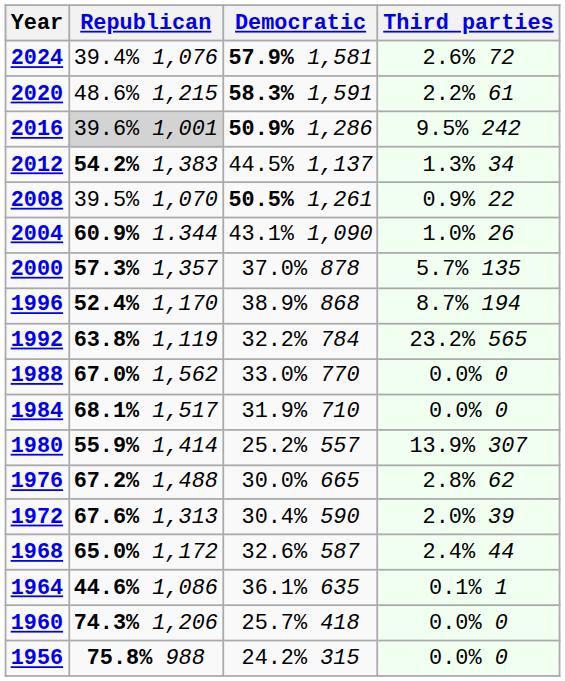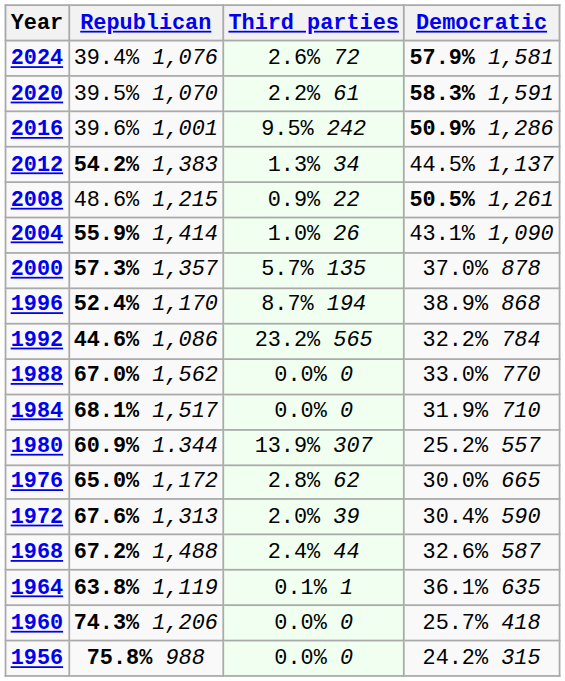columns swapped: (301, 23) <-> (468, 23)
(146, 94) 48.6% 1,215 -> (146, 94) 39.5% 1,070
(146, 129) lightgrey background -> (146, 129) no background
(146, 200) 39.5% 1,070 -> (146, 200) 48.6% 1,215
(146, 235) 60.9% 1.344 -> (146, 235) 55.9% 1,414
(146, 341) 63.8% 1,119 -> (146, 341) 44.6% 1,086
(146, 447) 55.9% 1,414 -> (146, 447) 60.9% 1.344
(146, 482) 67.2% 1,488 -> (146, 482) 65.0% 1,172
(146, 553) 65.0% 1,172 -> (146, 553) 67.2% 1,488
(146, 588) 44.6% 1,086 -> (146, 588) 63.8% 1,119
